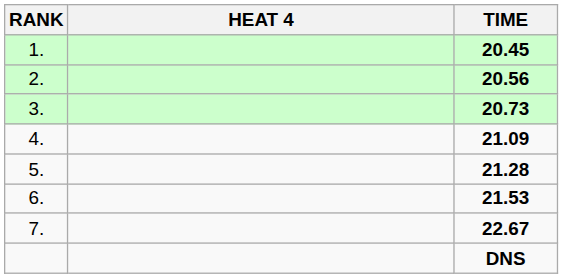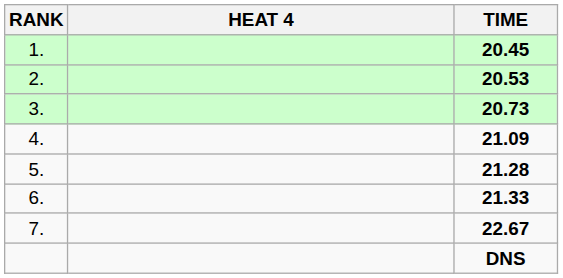(506, 80) 20.56 -> (506, 80) 20.53
(506, 199) 21.53 -> (506, 199) 21.33
